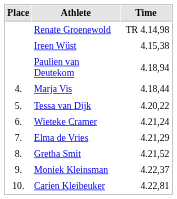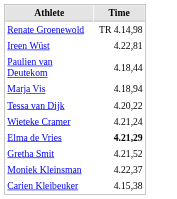- column: (18, 13)
(155, 46) 4.15,38 -> (128, 46) 4.22,81
(155, 67) 4.18,94 -> (128, 67) 4.18,44
(155, 89) 4.18,44 -> (128, 89) 4.18,94
(155, 137) normal -> (128, 137) bold
(155, 186) 4.22,81 -> (128, 186) 4.15,38
